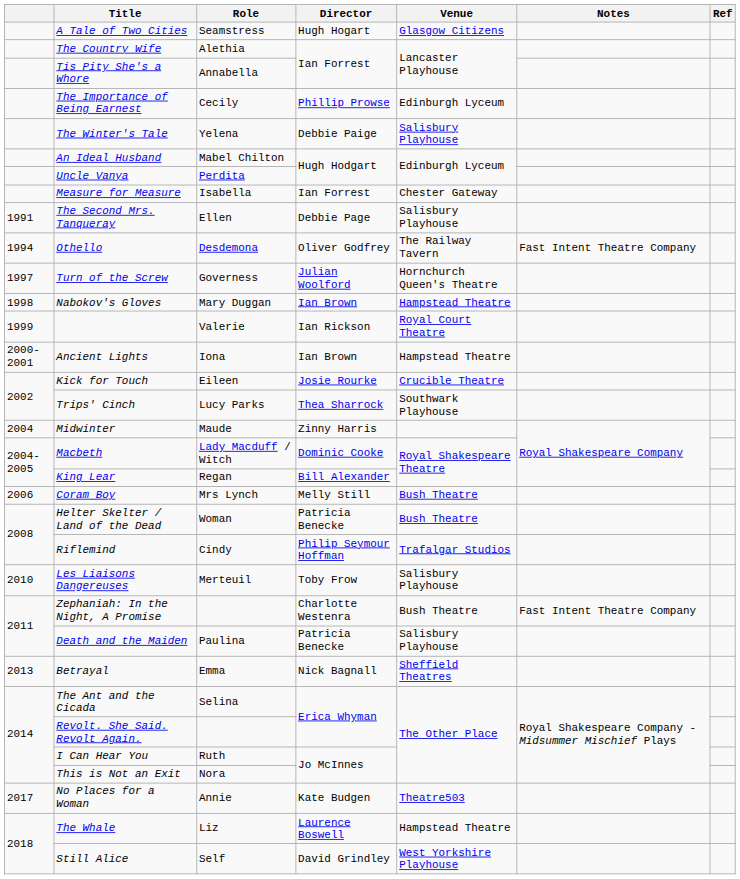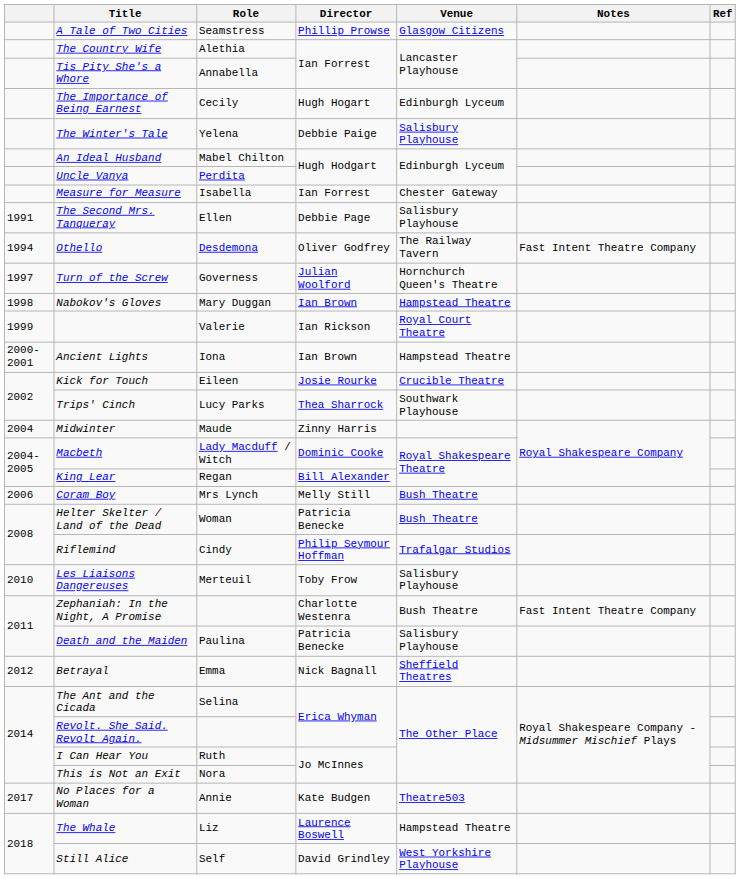(334, 31) Hugh Hogart -> (344, 31) Phillip Prowse
(344, 103) Phillip Prowse -> (334, 103) Hugh Hogart
(20, 671) 2013 -> (20, 671) 2012
